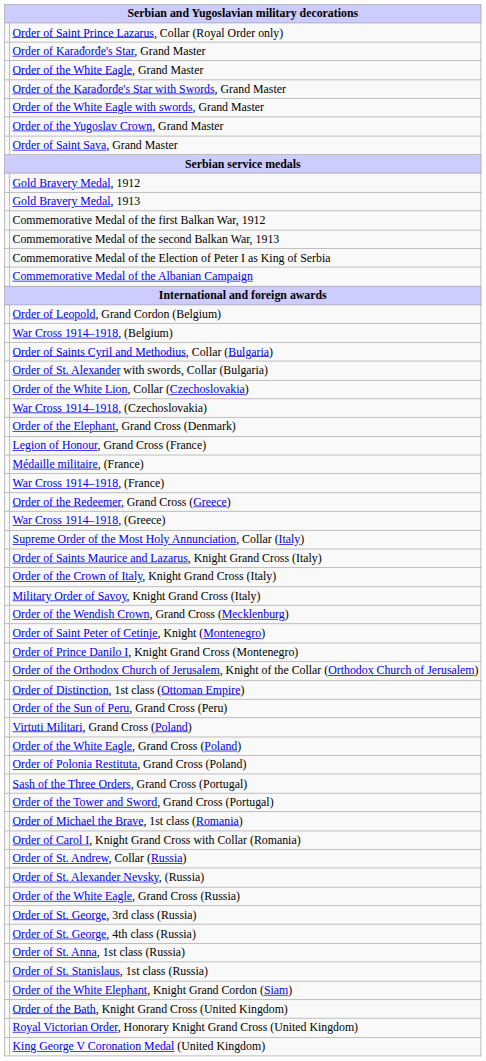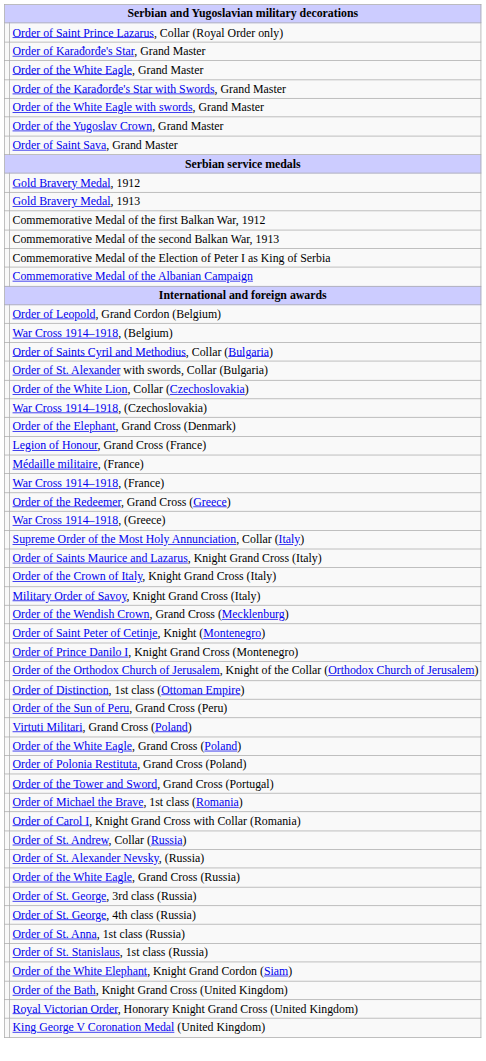- row: (130, 783)
